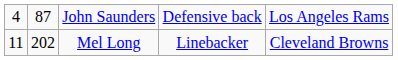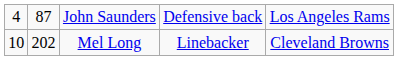(16, 42) 11 -> (16, 42) 10
